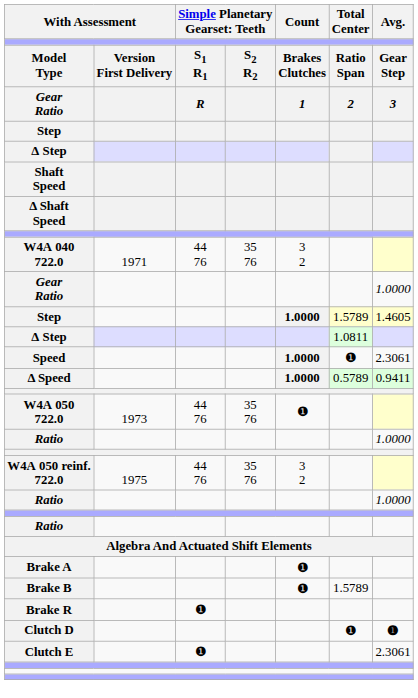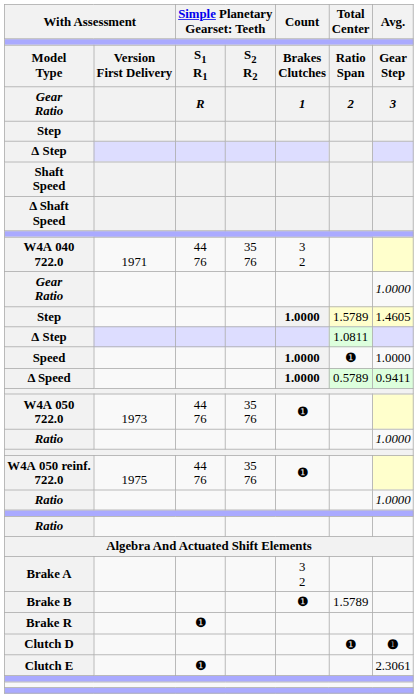(393, 357) 2.3061 -> (393, 357) 1.0000
(302, 472) 3 2 -> (302, 473) ❶
(302, 567) ❶ -> (302, 574) 3 2
